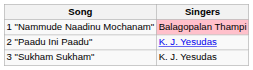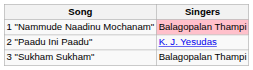(188, 57) K. J. Yesudas -> (203, 57) Balagopalan Thampi
